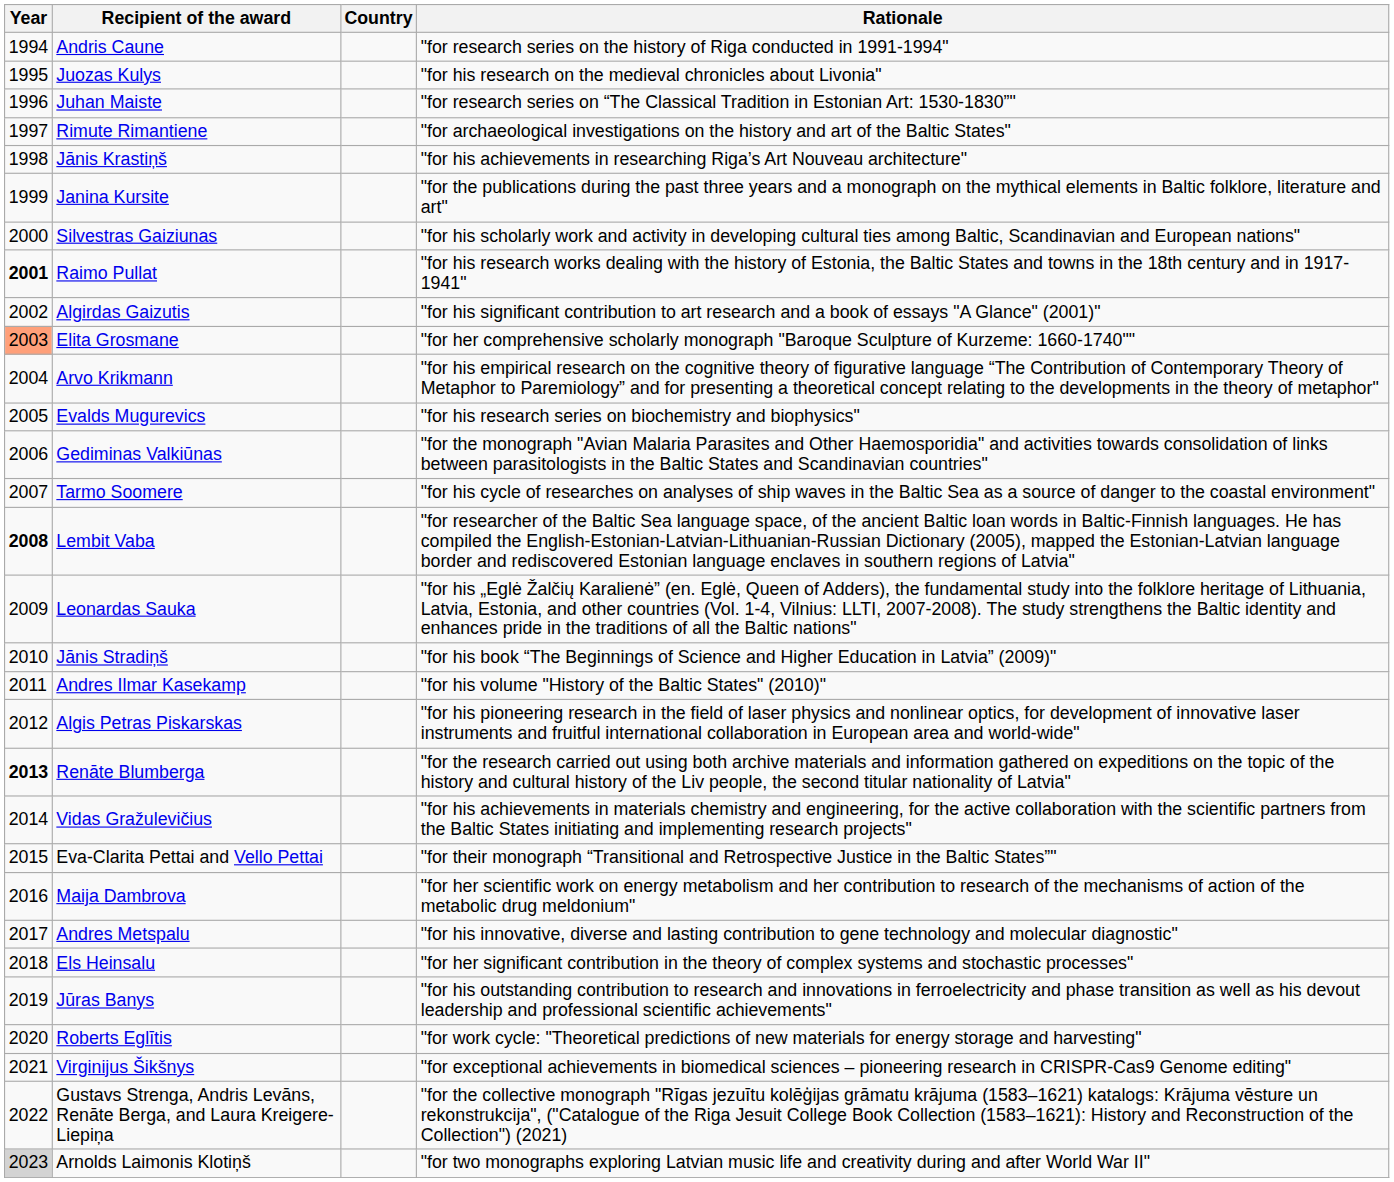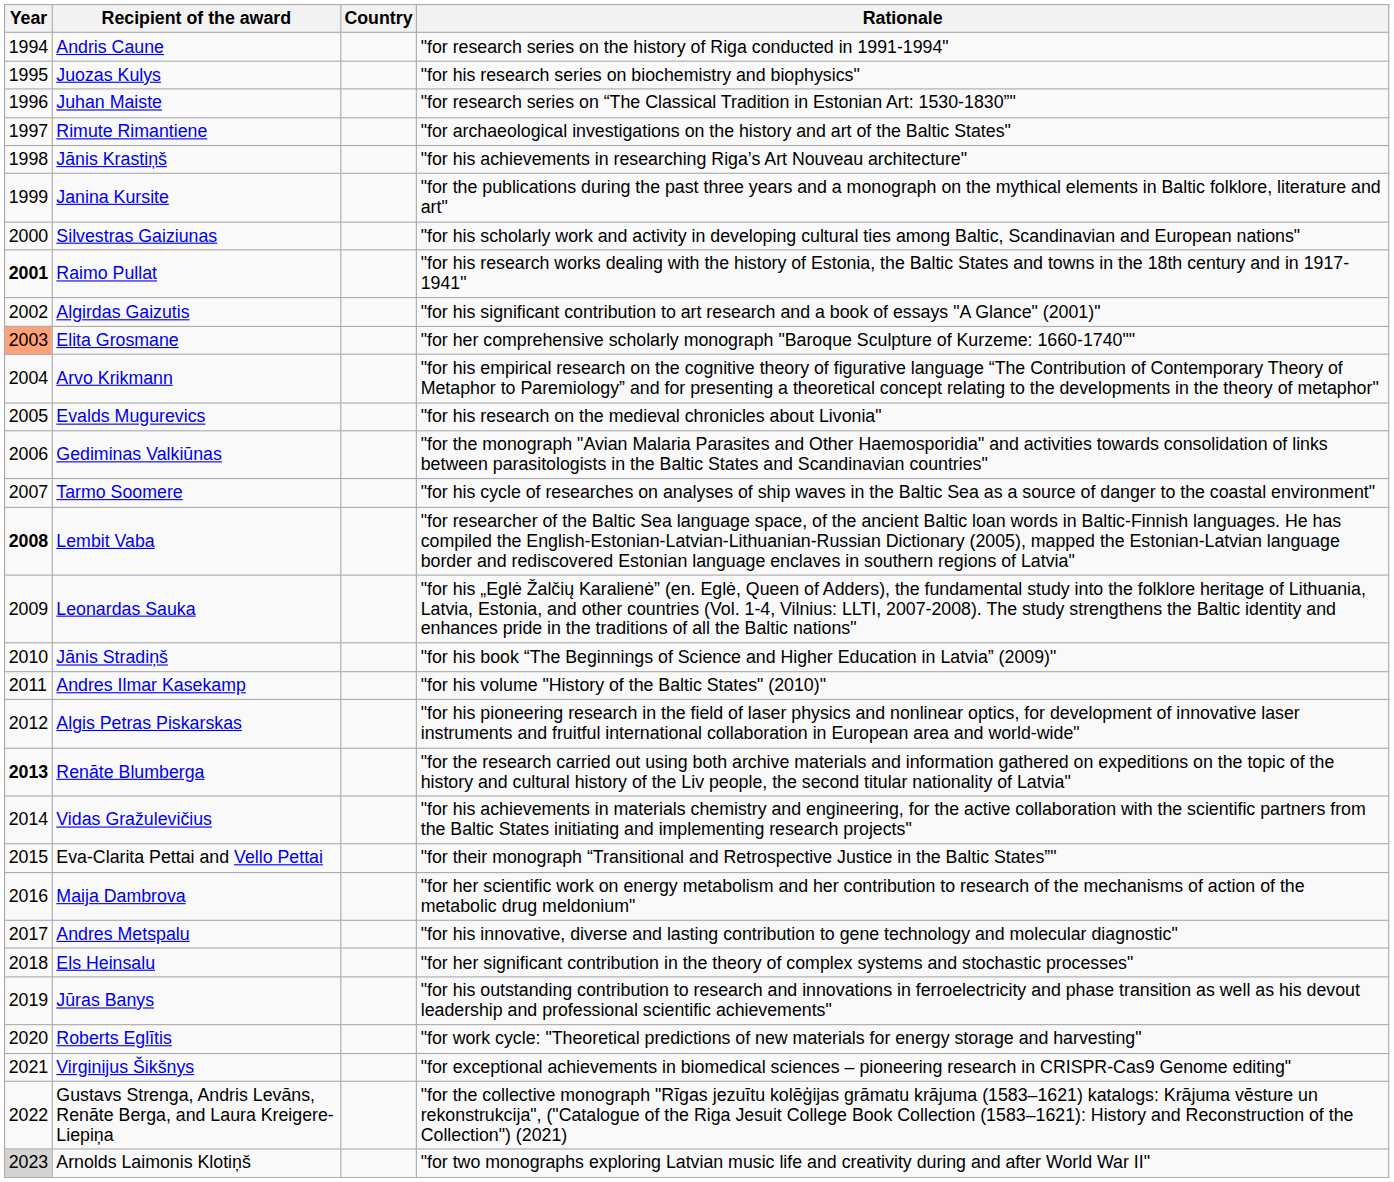(651, 74) "for his research on the medieval chronicles about Livonia" -> (640, 74) "for his research series on biochemistry and biophysics"
(640, 416) "for his research series on biochemistry and biophysics" -> (651, 416) "for his research on the medieval chronicles about Livonia"
